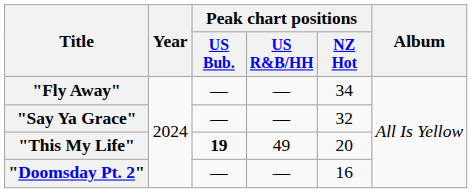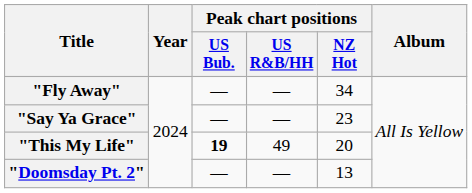(344, 118) 32 -> (344, 118) 23
(344, 173) 16 -> (344, 173) 13
